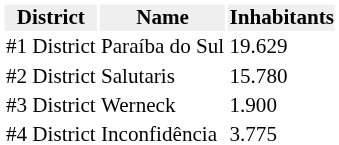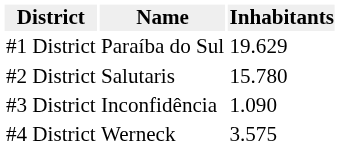(138, 104) Werneck -> (159, 104) Inconfidência
(253, 104) 1.900 -> (253, 104) 1.090
(159, 133) Inconfidência -> (138, 133) Werneck
(253, 133) 3.775 -> (253, 133) 3.575
